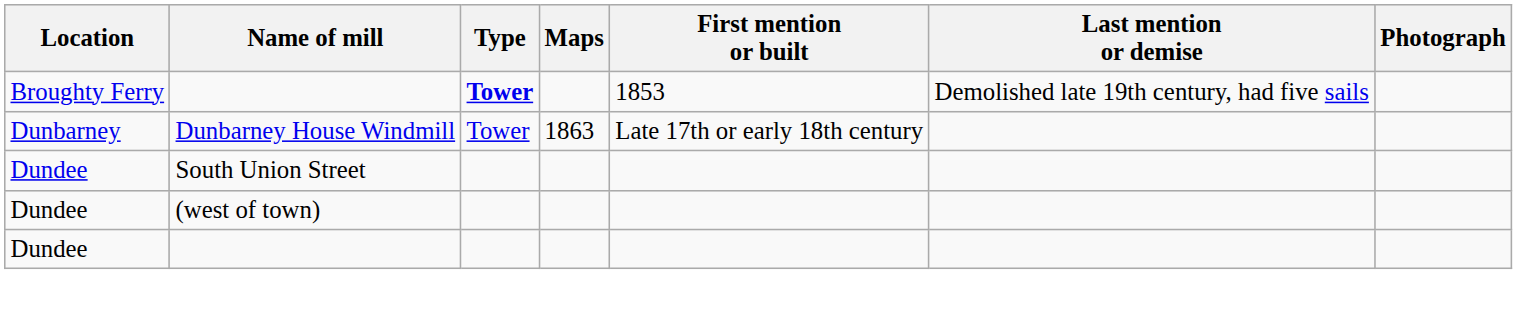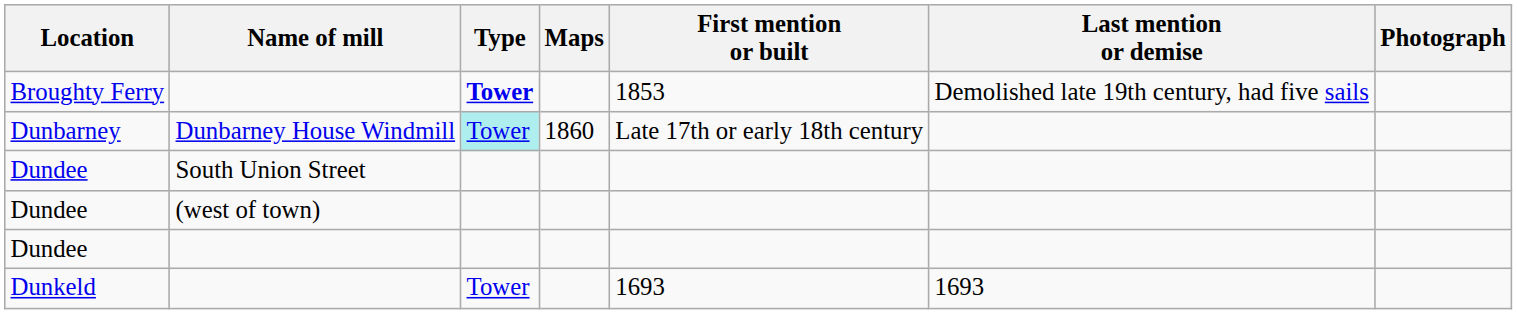(498, 130) no background -> (498, 130) paleturquoise background
(569, 130) 1863 -> (569, 130) 1860
+ row: (53, 288)
